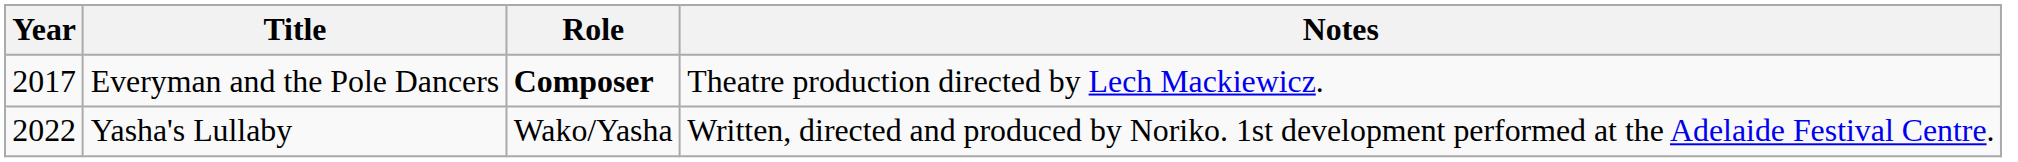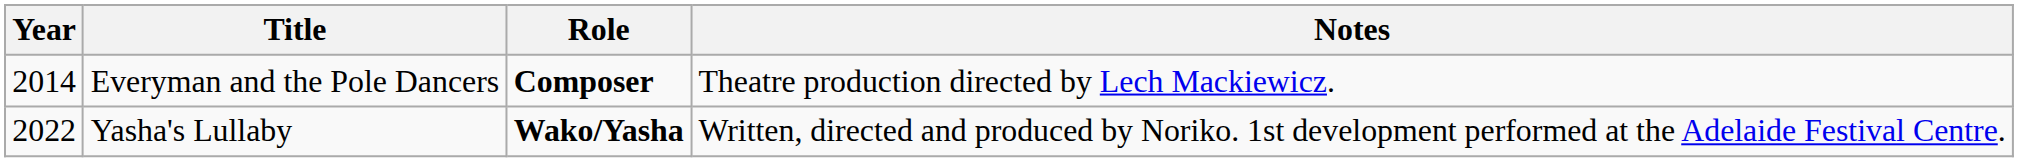(44, 80) 2017 -> (44, 80) 2014
(593, 130) normal -> (599, 130) bold
